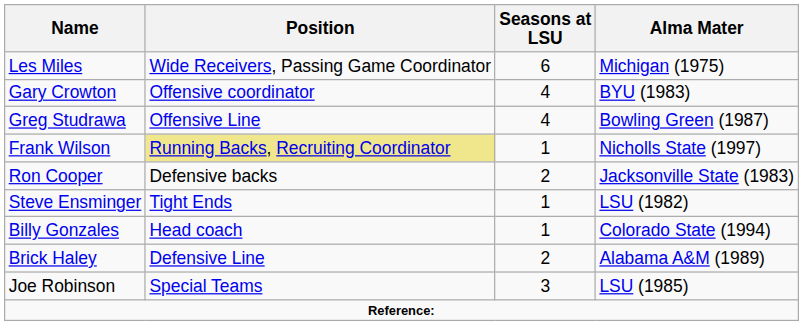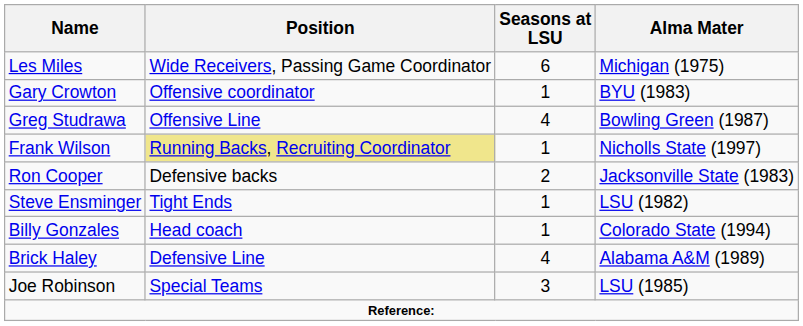(545, 93) 4 -> (545, 93) 1
(545, 258) 2 -> (545, 258) 4
